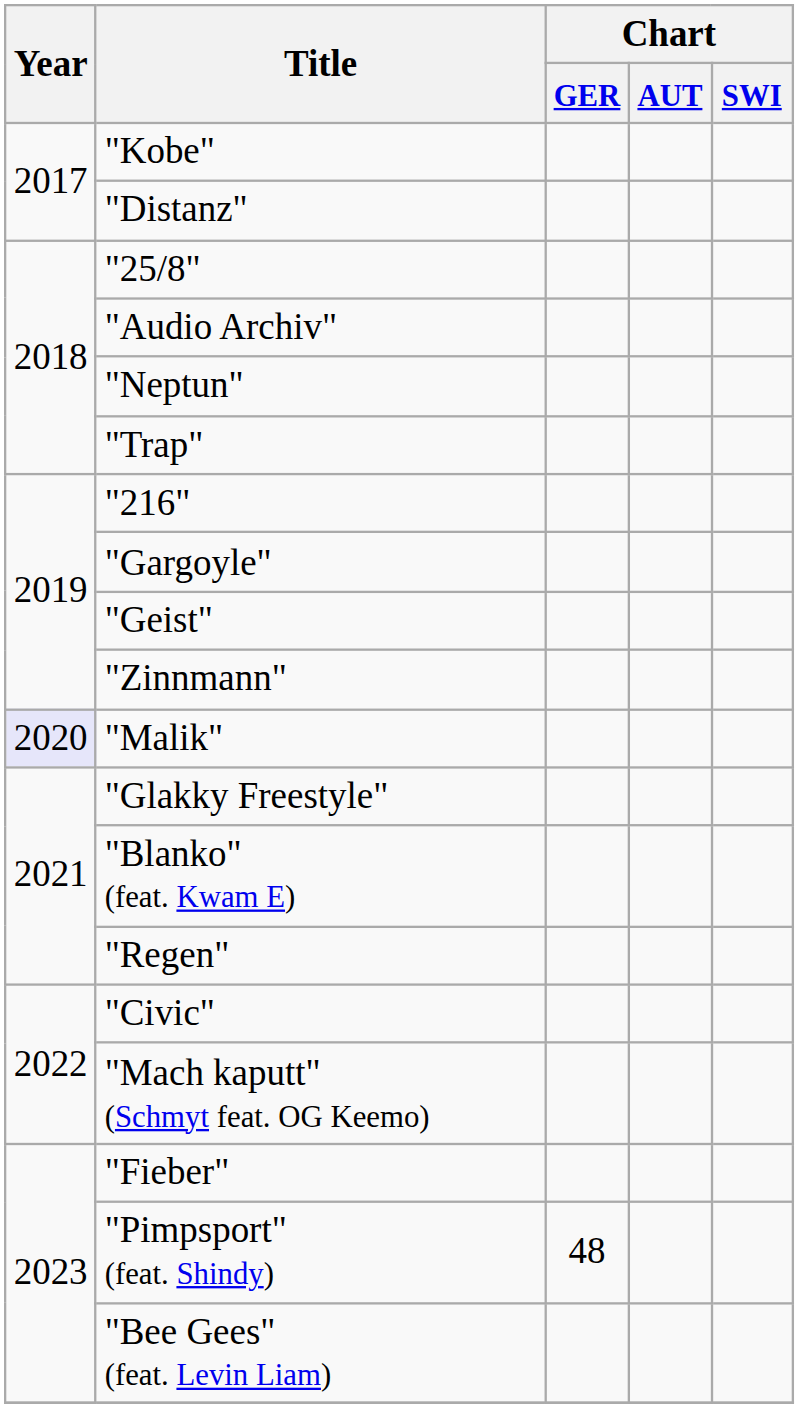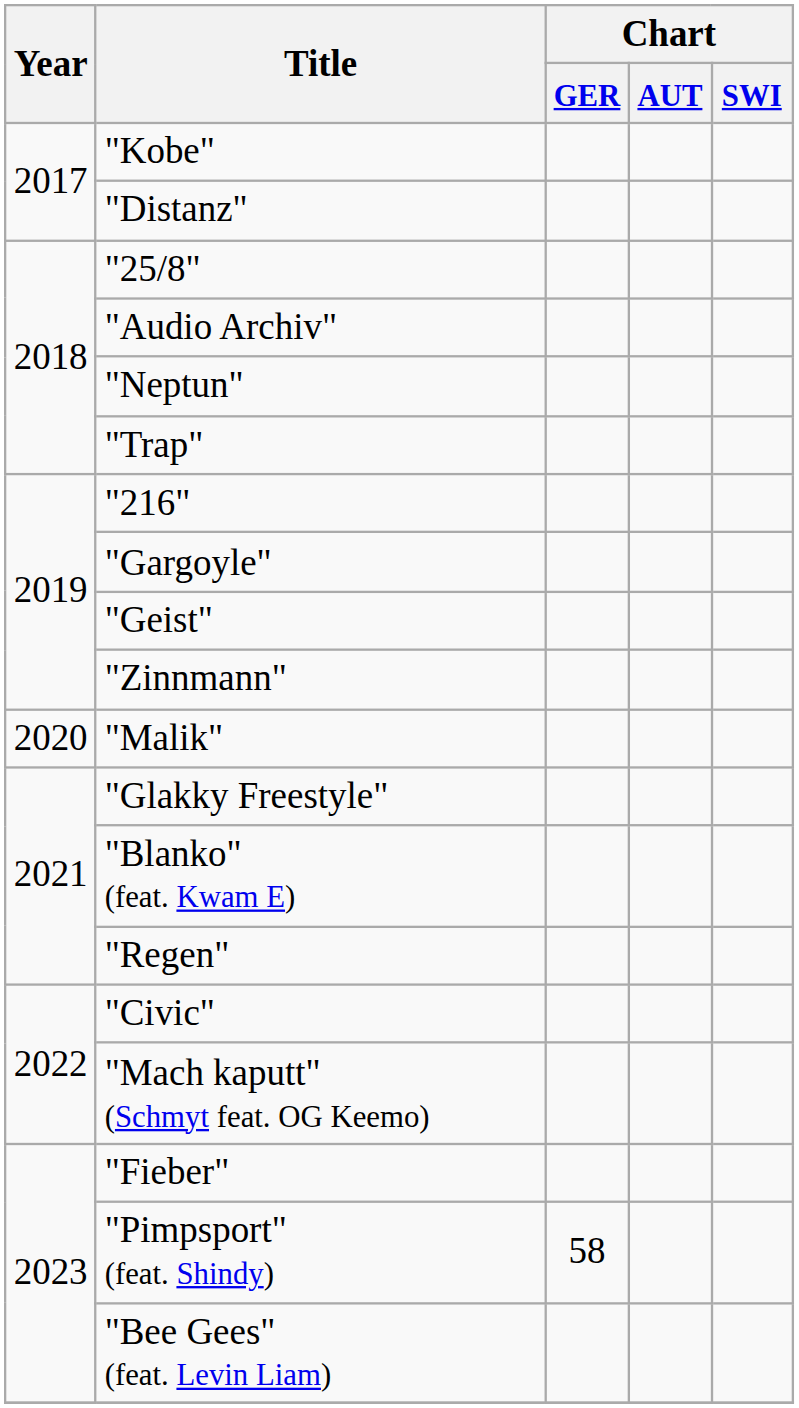(51, 737) lavender background -> (51, 737) no background
(587, 1251) 48 -> (587, 1251) 58
